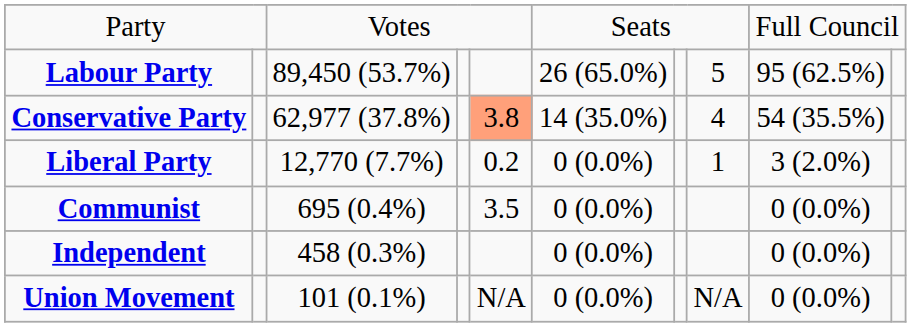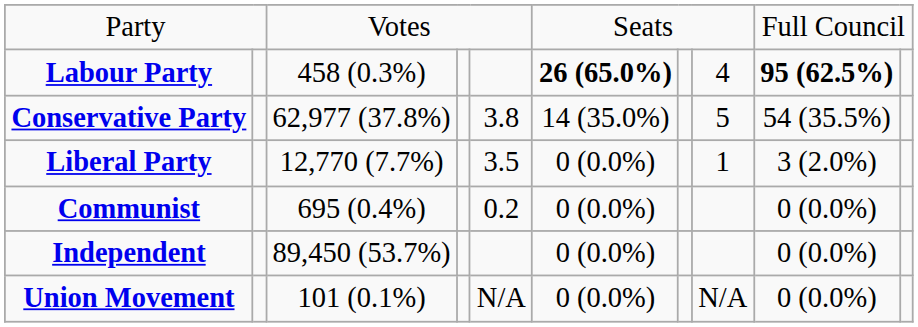(362, 72) 89,450 (53.7%) -> (362, 72) 458 (0.3%)
(603, 72) normal -> (605, 72) bold
(718, 72) 5 -> (723, 72) 4
(821, 72) normal -> (827, 72) bold
(501, 117) lightsalmon background -> (501, 117) no background
(718, 117) 4 -> (723, 117) 5
(501, 162) 0.2 -> (501, 162) 3.5
(501, 207) 3.5 -> (501, 207) 0.2
(362, 252) 458 (0.3%) -> (362, 252) 89,450 (53.7%)
